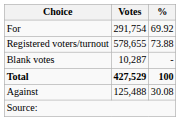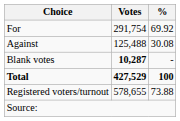rows swapped: (22, 92) <-> (58, 44)
(132, 60) normal -> (132, 60) bold
